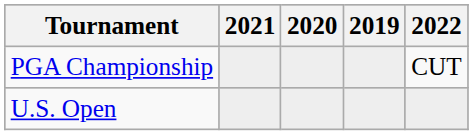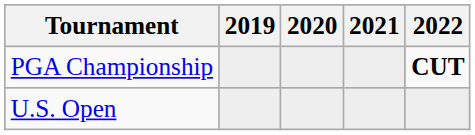columns swapped: (374, 25) <-> (250, 25)
(436, 67) normal -> (438, 67) bold
